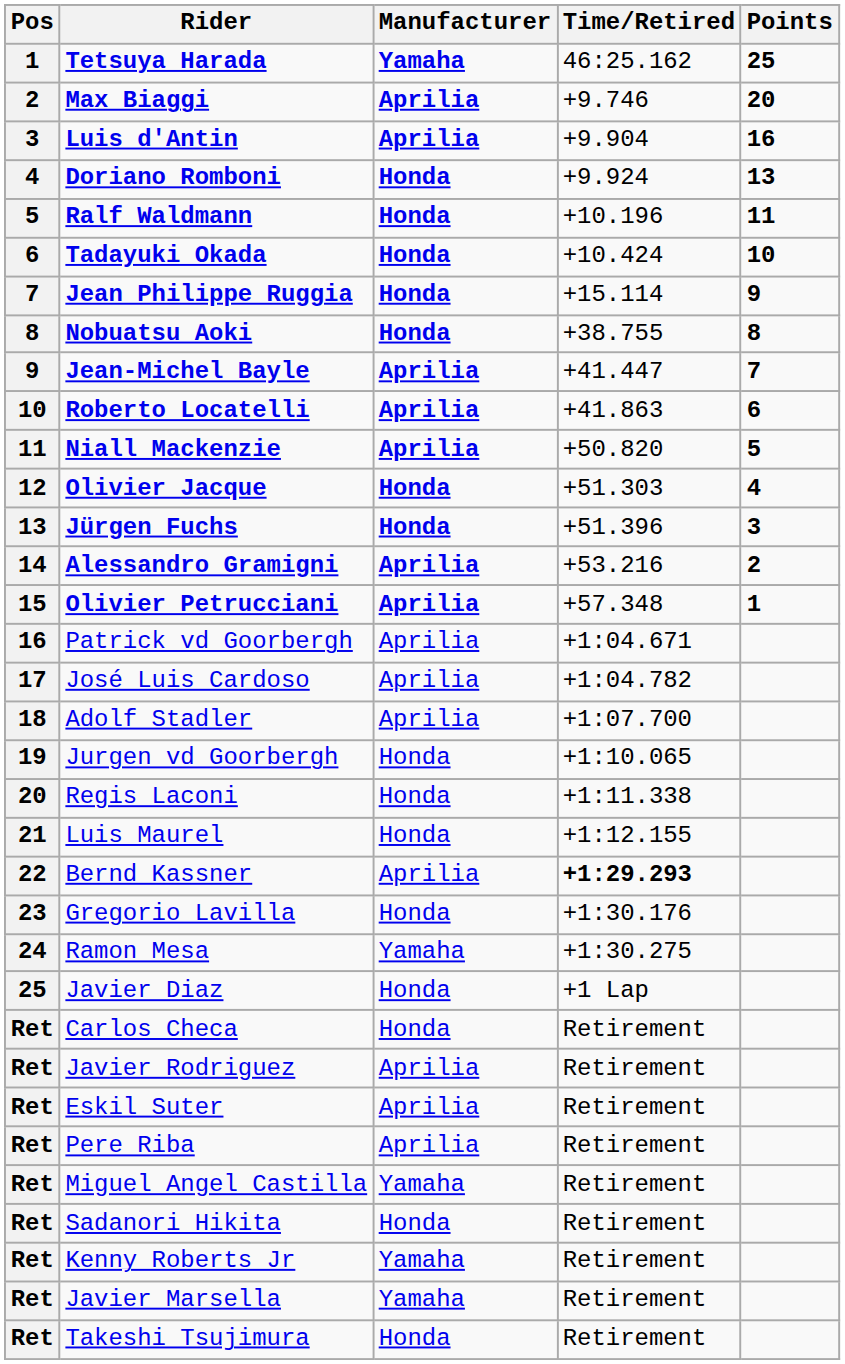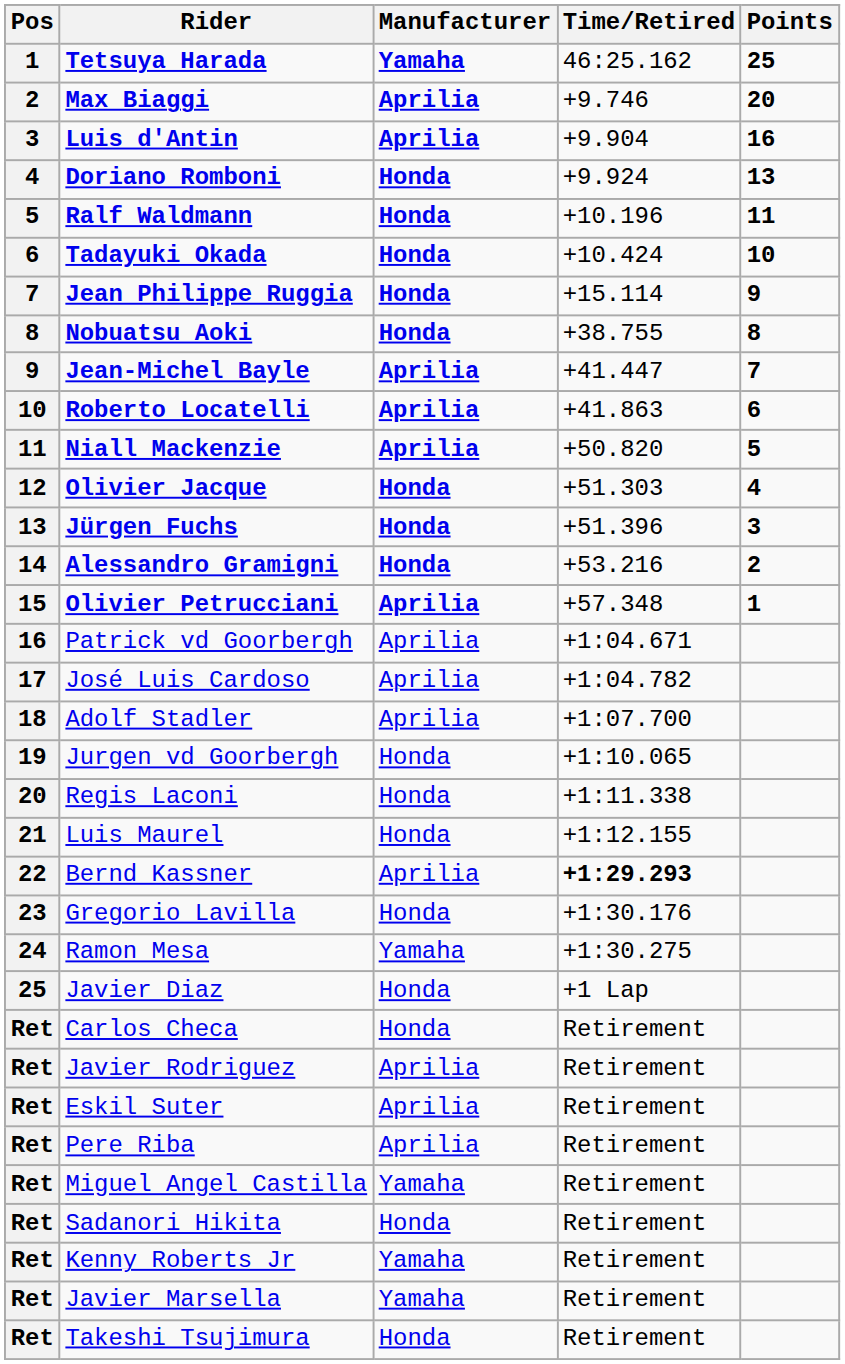(429, 566) Aprilia -> (415, 566) Honda
